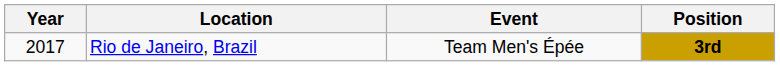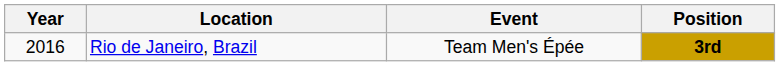(45, 47) 2017 -> (45, 47) 2016
